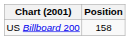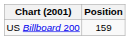(104, 27) 158 -> (104, 27) 159
